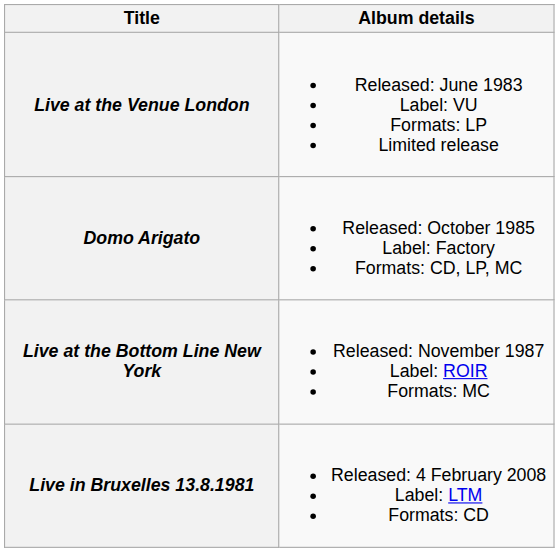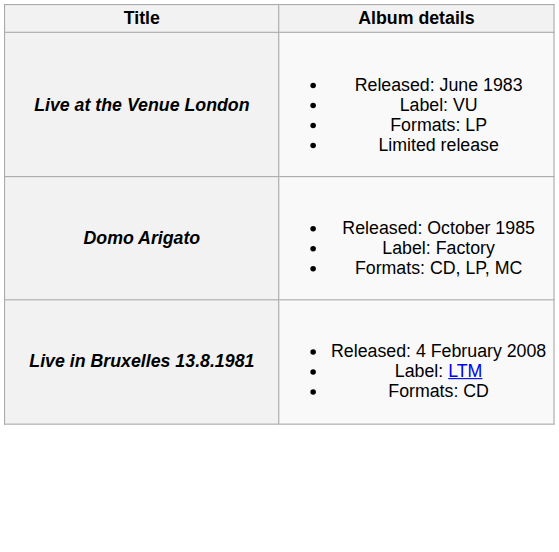- row: (142, 361)
